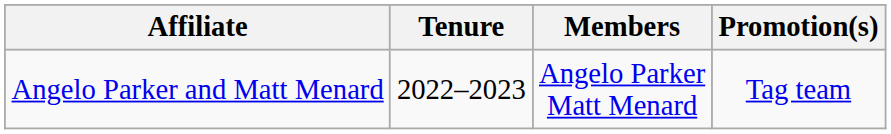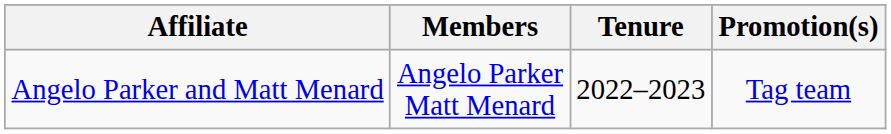columns swapped: (622, 27) <-> (461, 27)
